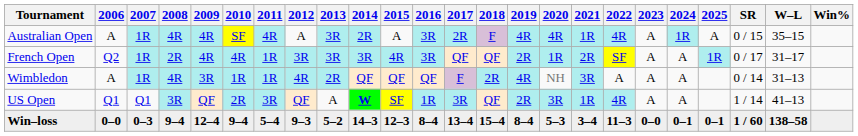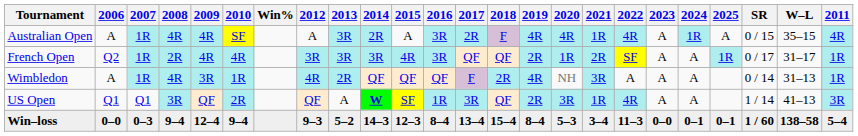columns swapped: (270, 15) <-> (832, 15)
